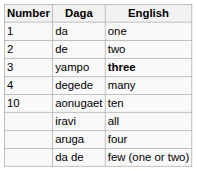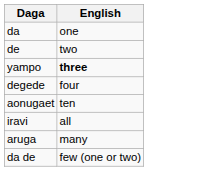- column: (28, 13)
(122, 85) many -> (69, 85) four
(118, 139) four -> (73, 139) many
